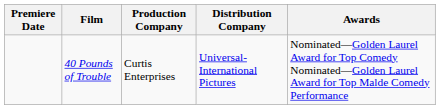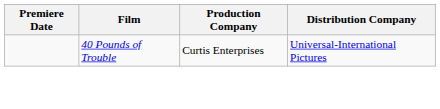- column: (361, 19)
